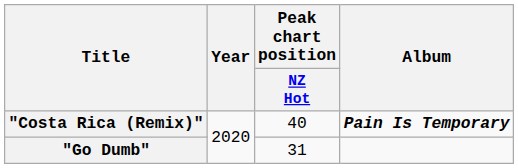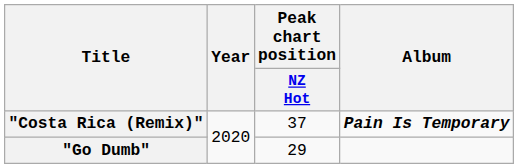(297, 124) 40 -> (297, 124) 37
(297, 150) 31 -> (297, 150) 29
